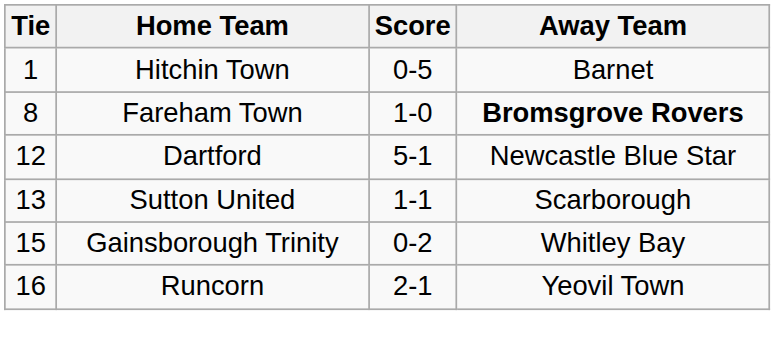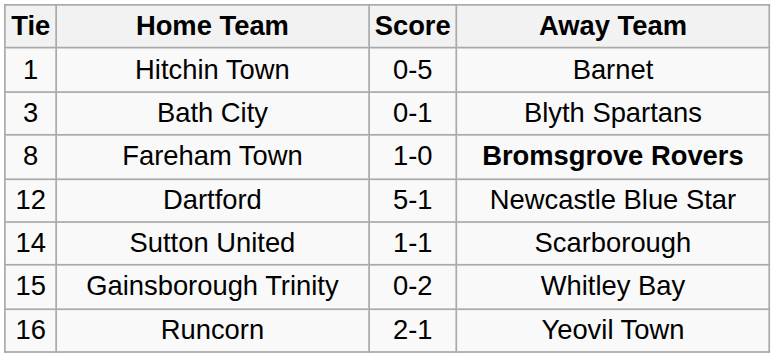+ row: (212, 112)
(31, 199) 13 -> (31, 243) 14
